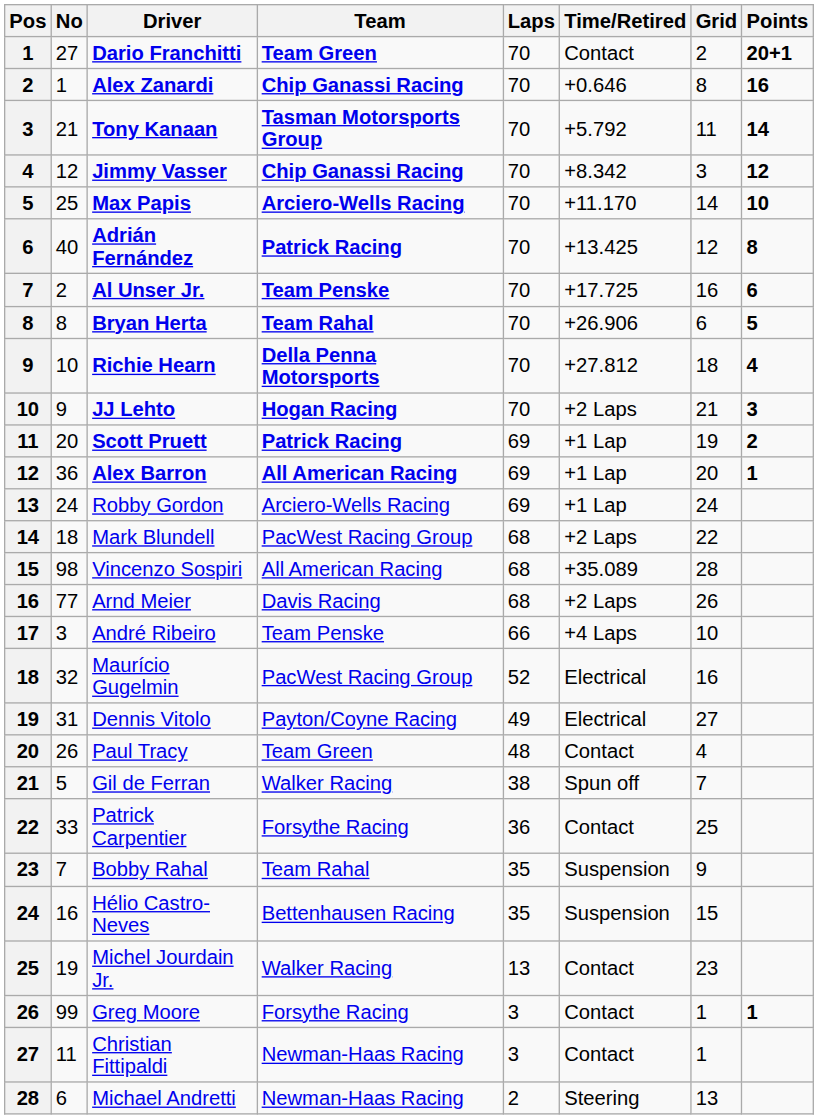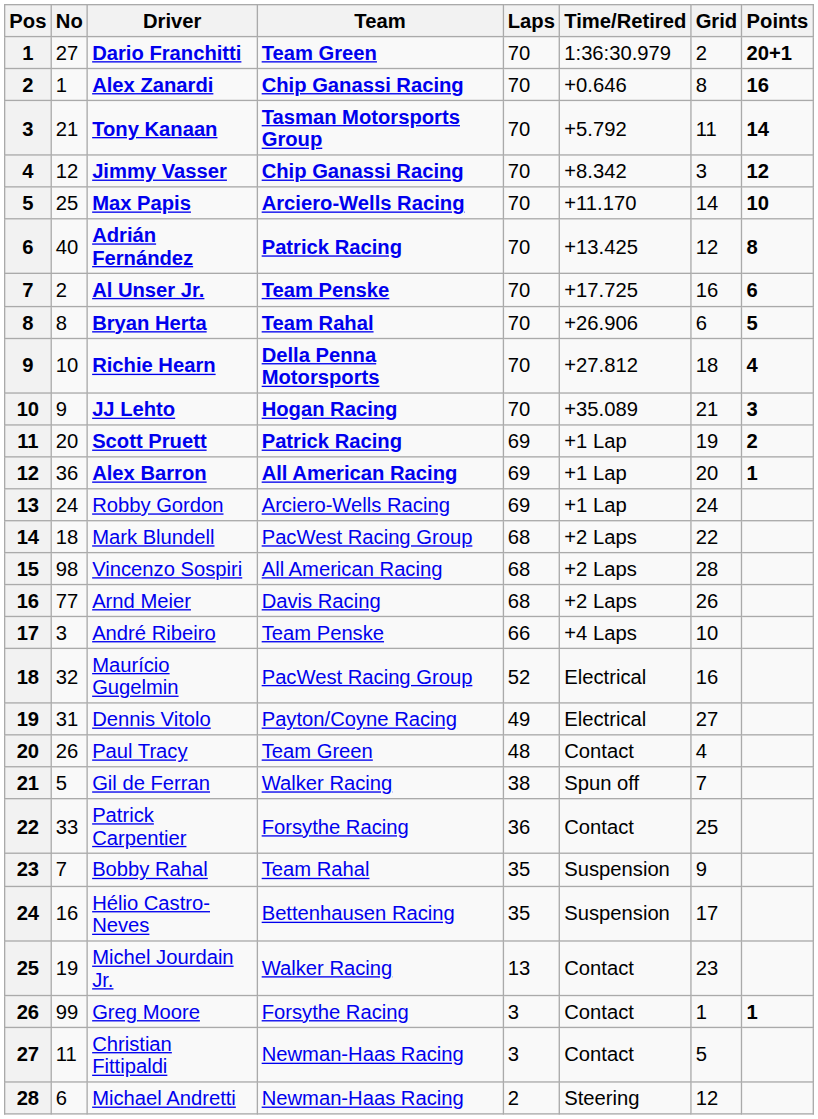(599, 53) Contact -> (618, 53) 1:36:30.979
(601, 409) +2 Laps -> (601, 409) +35.089
(601, 569) +35.089 -> (601, 569) +2 Laps
(707, 913) 15 -> (707, 913) 17
(701, 1055) 1 -> (701, 1055) 5
(707, 1098) 13 -> (707, 1098) 12
